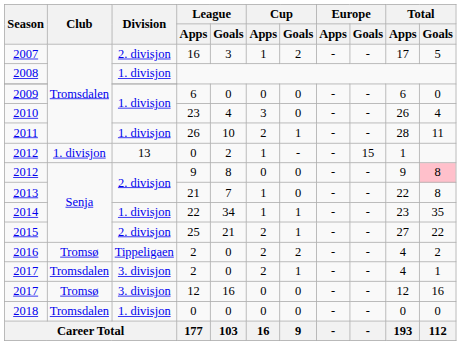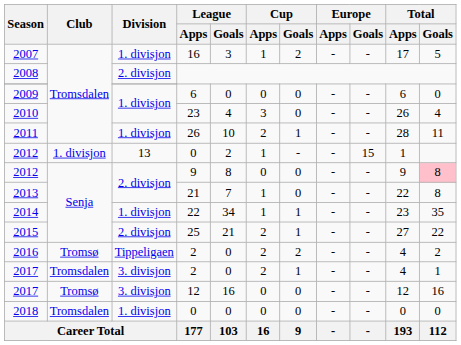(144, 53) 2. divisjon -> (144, 53) 1. divisjon
(144, 73) 1. divisjon -> (144, 73) 2. divisjon
